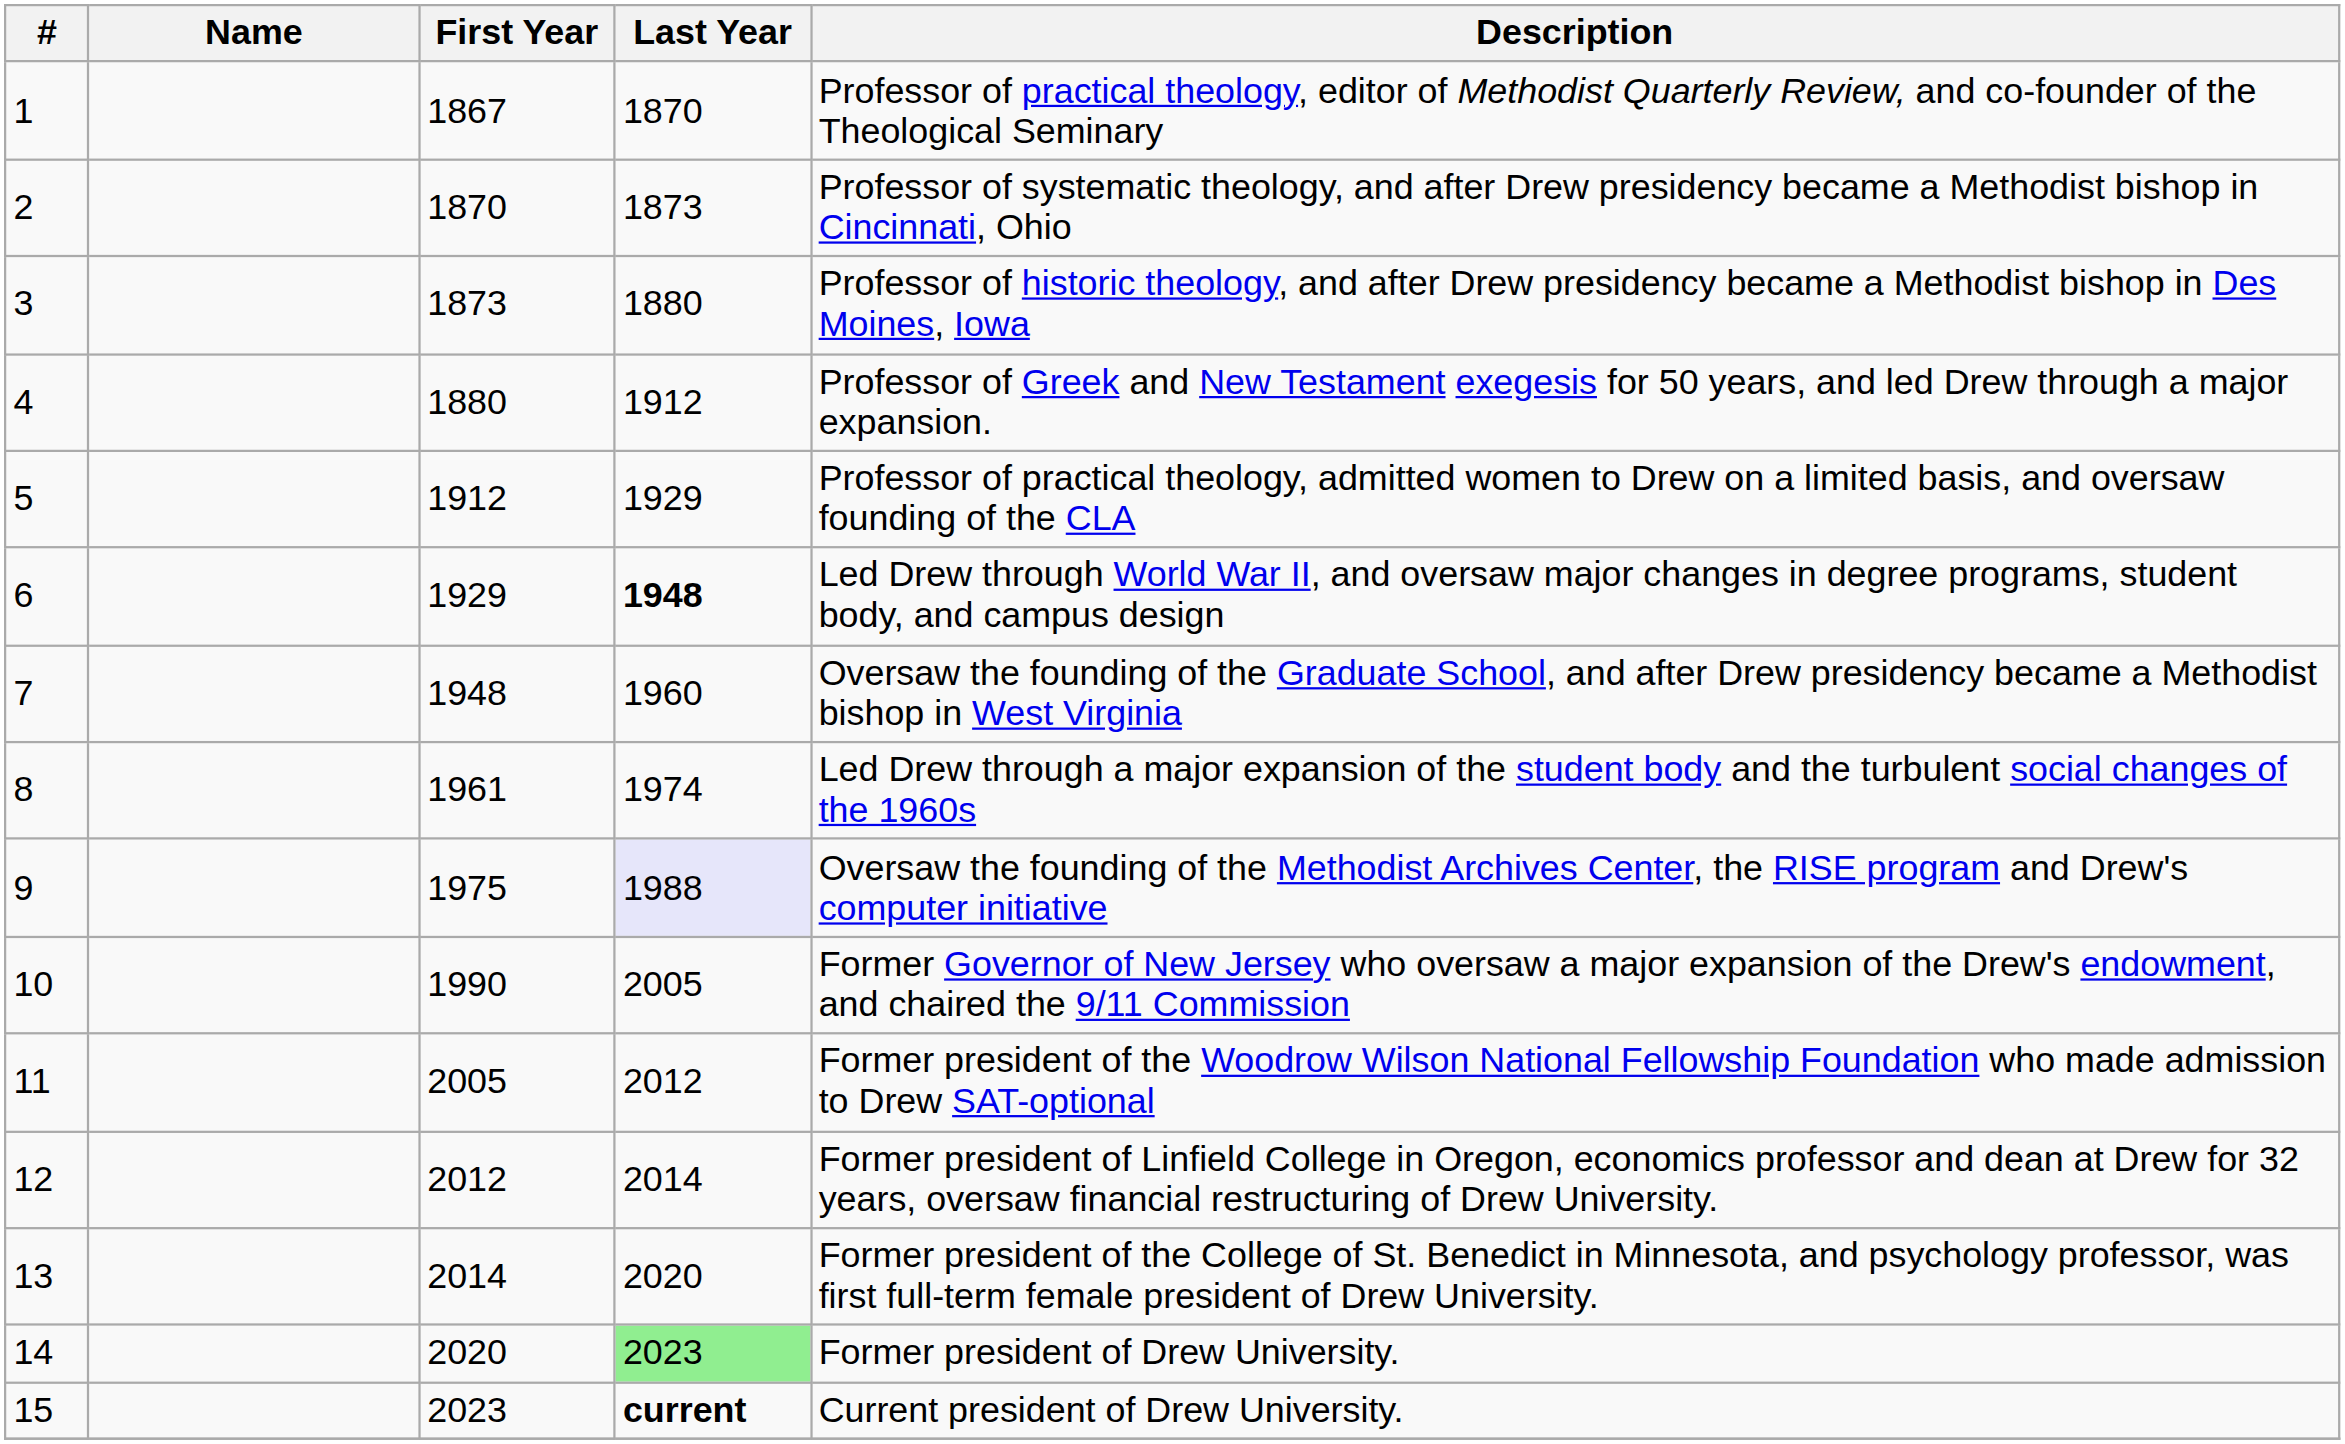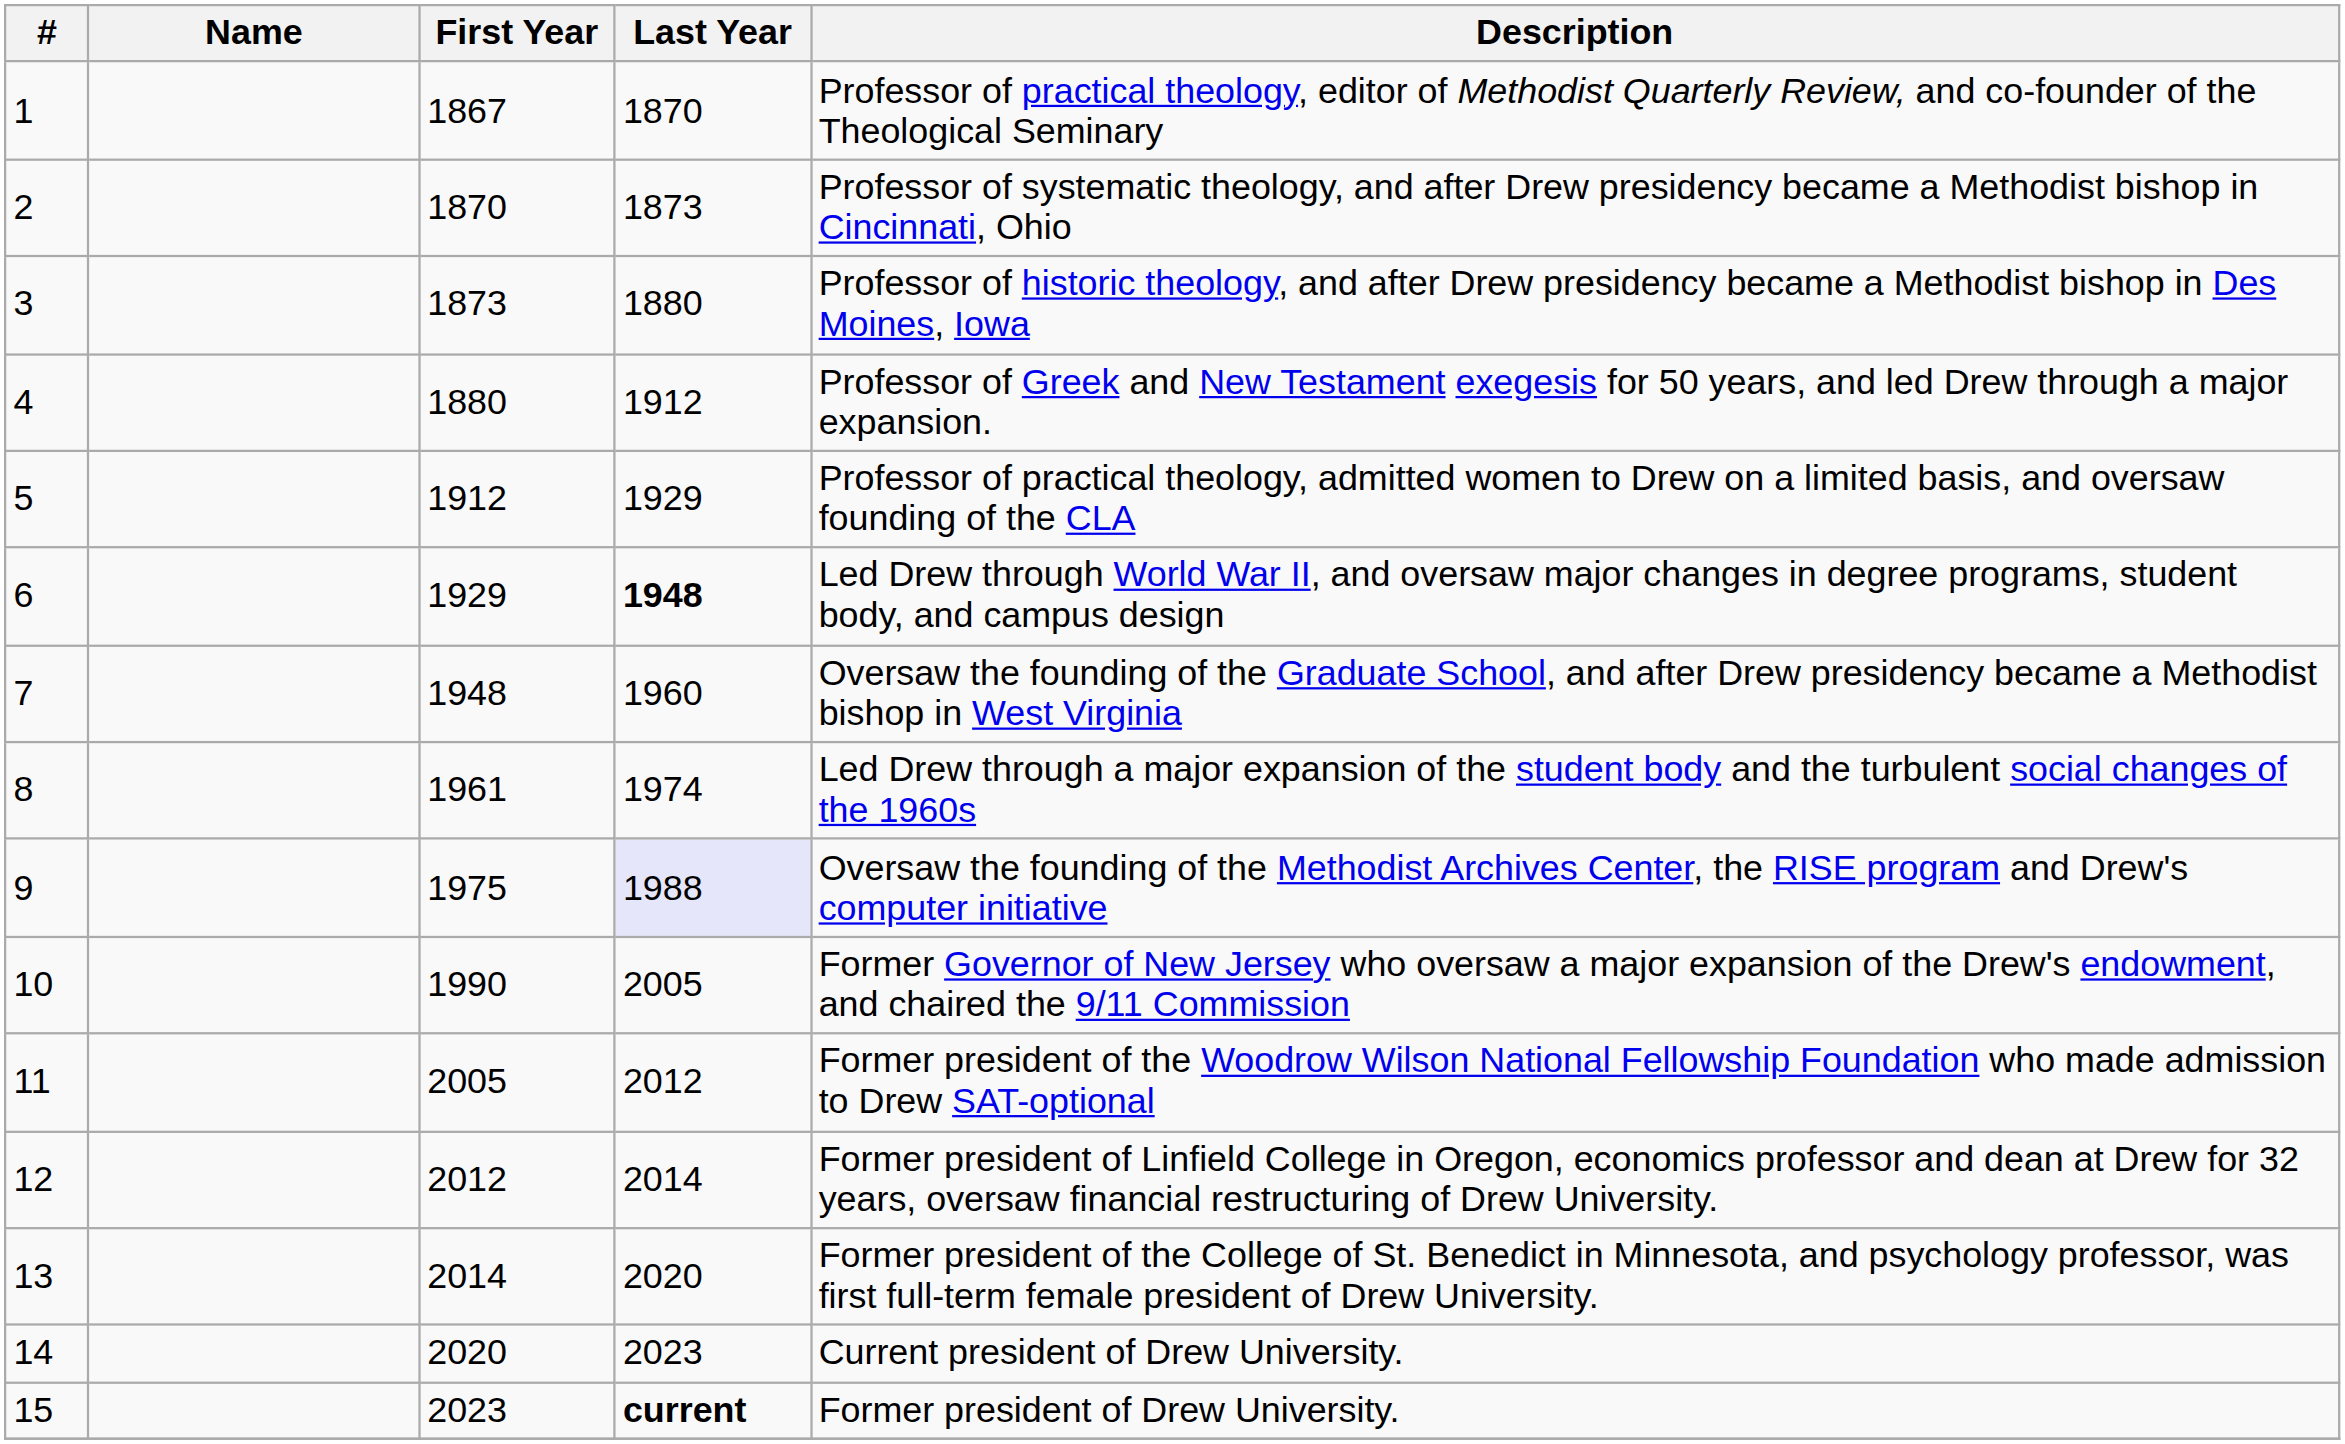(663, 1352) lightgreen background -> (663, 1352) no background
(1109, 1352) Former president of Drew University. -> (1111, 1352) Current president of Drew University.
(1111, 1409) Current president of Drew University. -> (1109, 1409) Former president of Drew University.
